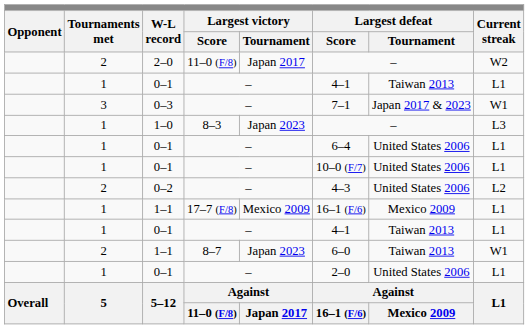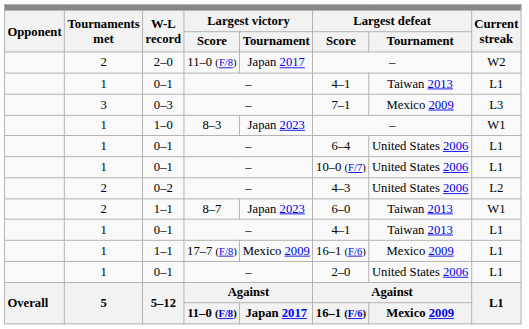(421, 104) Japan 2017 & 2023 -> (420, 104) Mexico 2009
(499, 104) W1 -> (496, 104) L3
(499, 125) L3 -> (496, 125) W1
rows swapped: (163, 209) <-> (163, 251)
